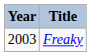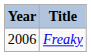(22, 40) 2003 -> (22, 40) 2006
